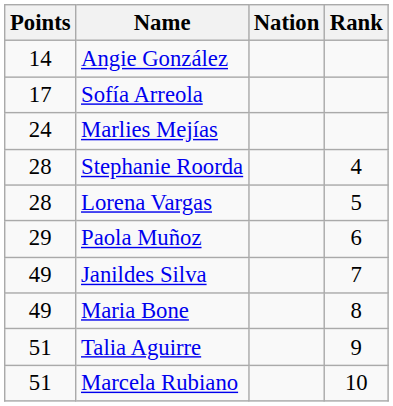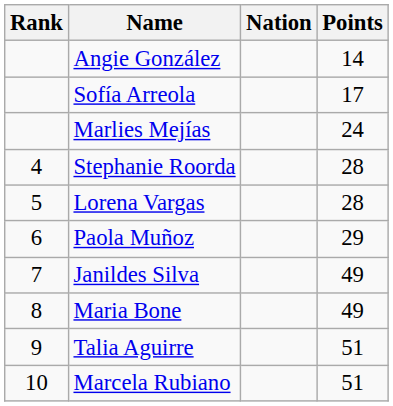columns swapped: (356, 22) <-> (40, 22)
